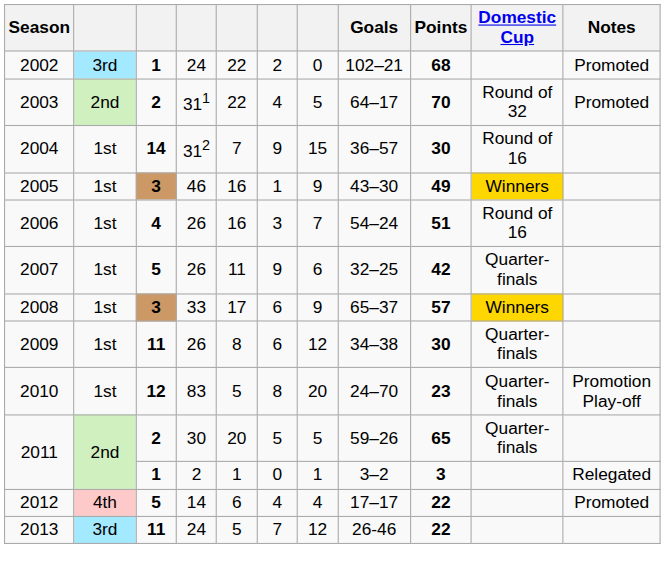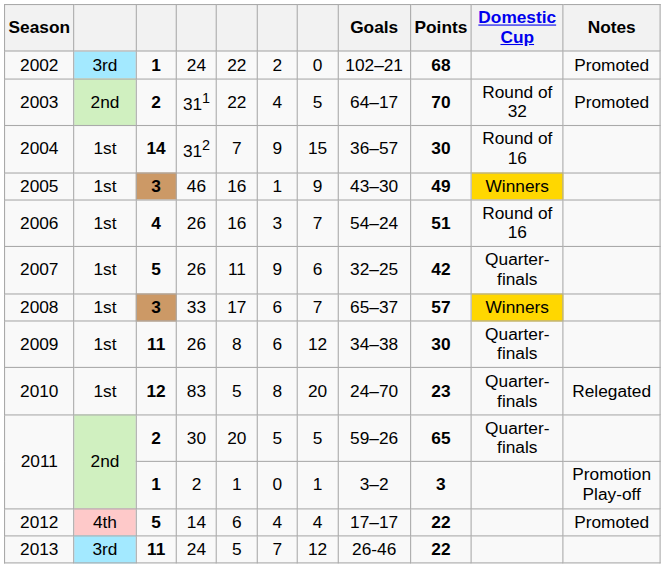(318, 307) 9 -> (318, 307) 7
(612, 391) Promotion Play-off -> (612, 391) Relegated
(612, 475) Relegated -> (612, 484) Promotion Play-off
